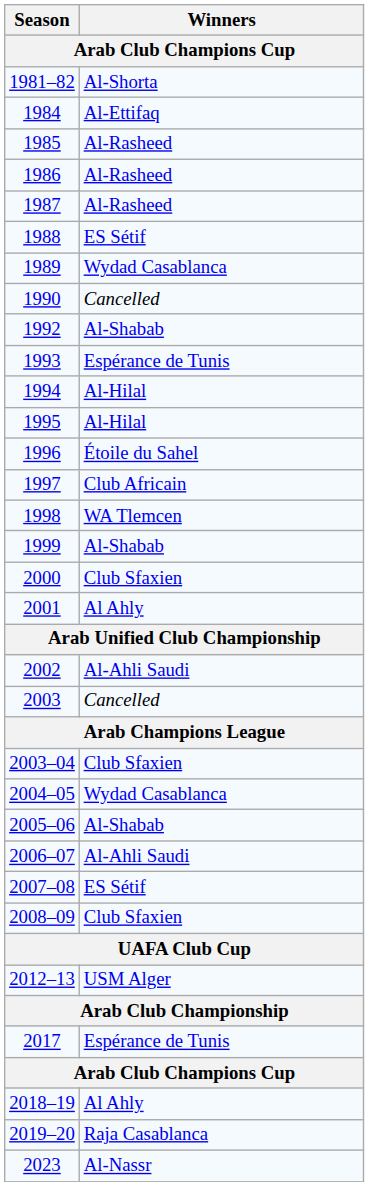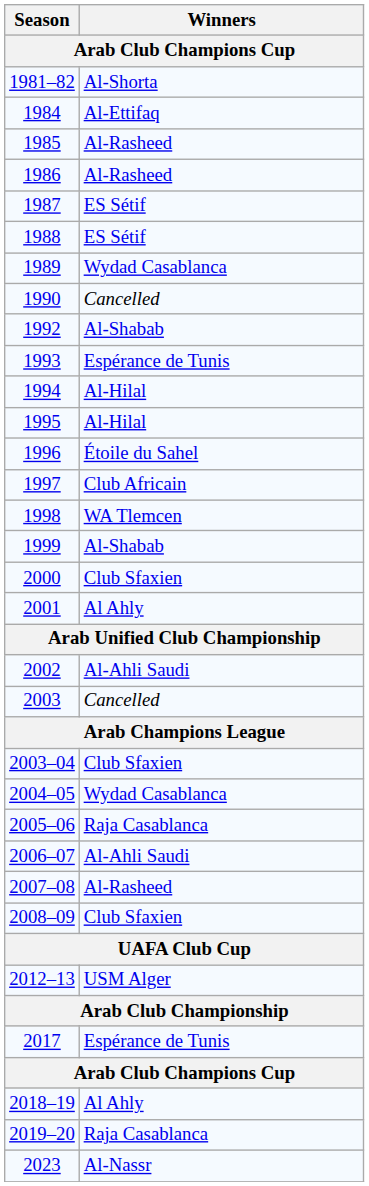(130, 205) Al-Rasheed -> (117, 205) ES Sétif
(126, 824) Al-Shabab -> (146, 824) Raja Casablanca
(117, 886) ES Sétif -> (130, 886) Al-Rasheed
